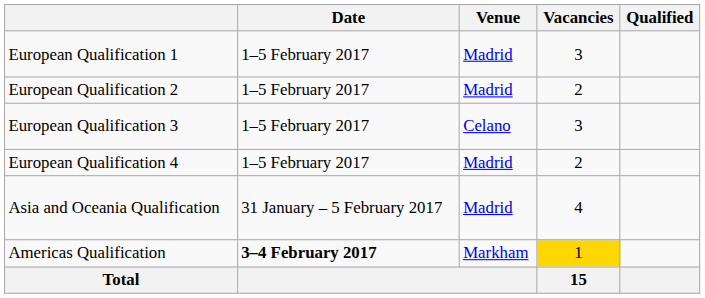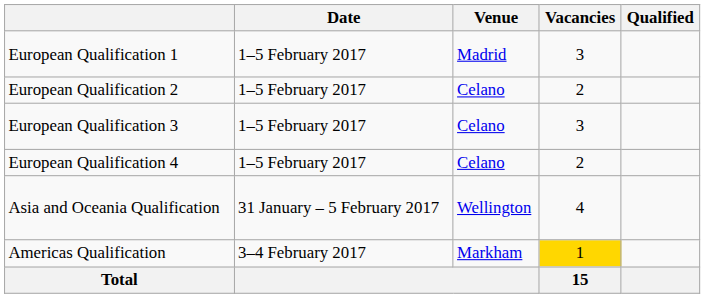(488, 90) Madrid -> (481, 90) Celano
(488, 162) Madrid -> (481, 162) Celano
(488, 207) Madrid -> (494, 207) Wellington
(309, 253) bold -> (302, 253) normal
